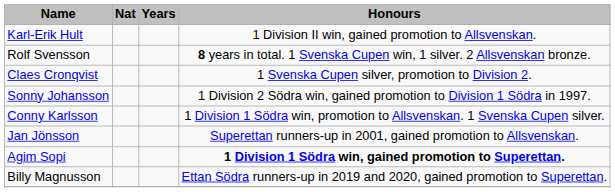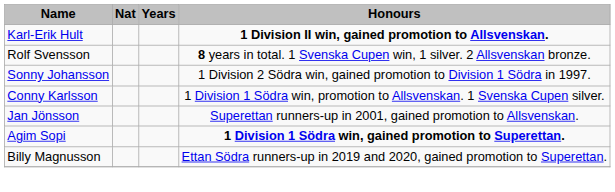(394, 34) normal -> (394, 34) bold
- row: (53, 75)
